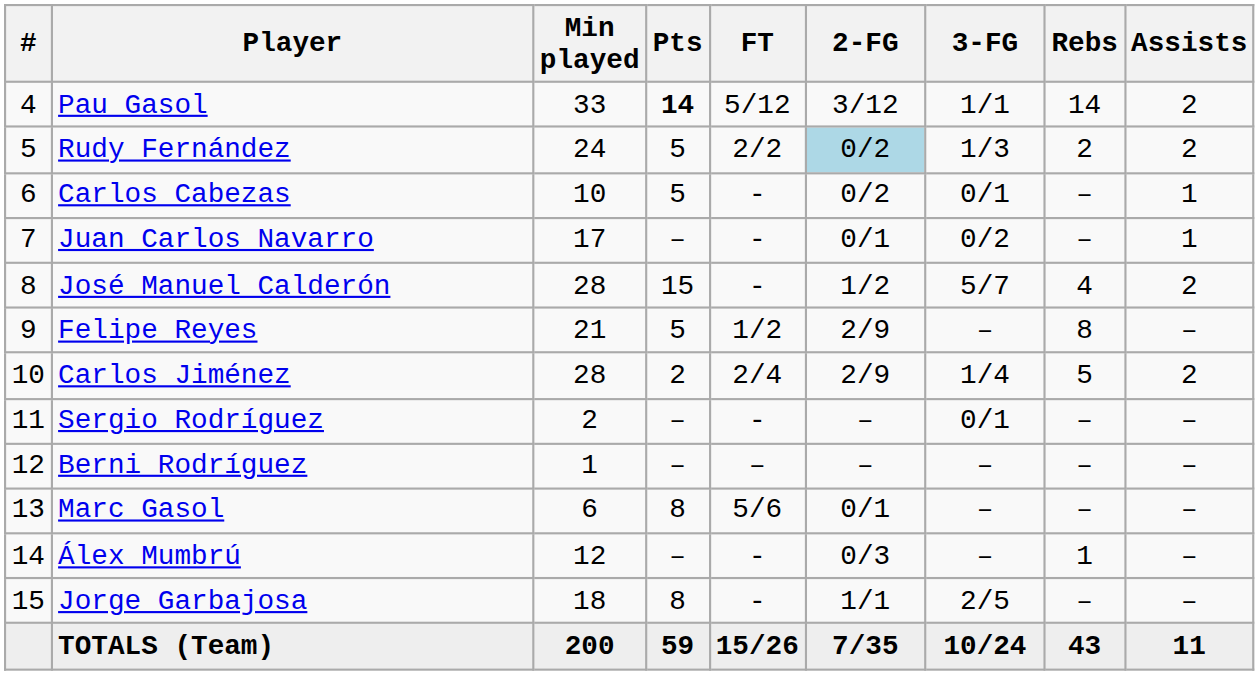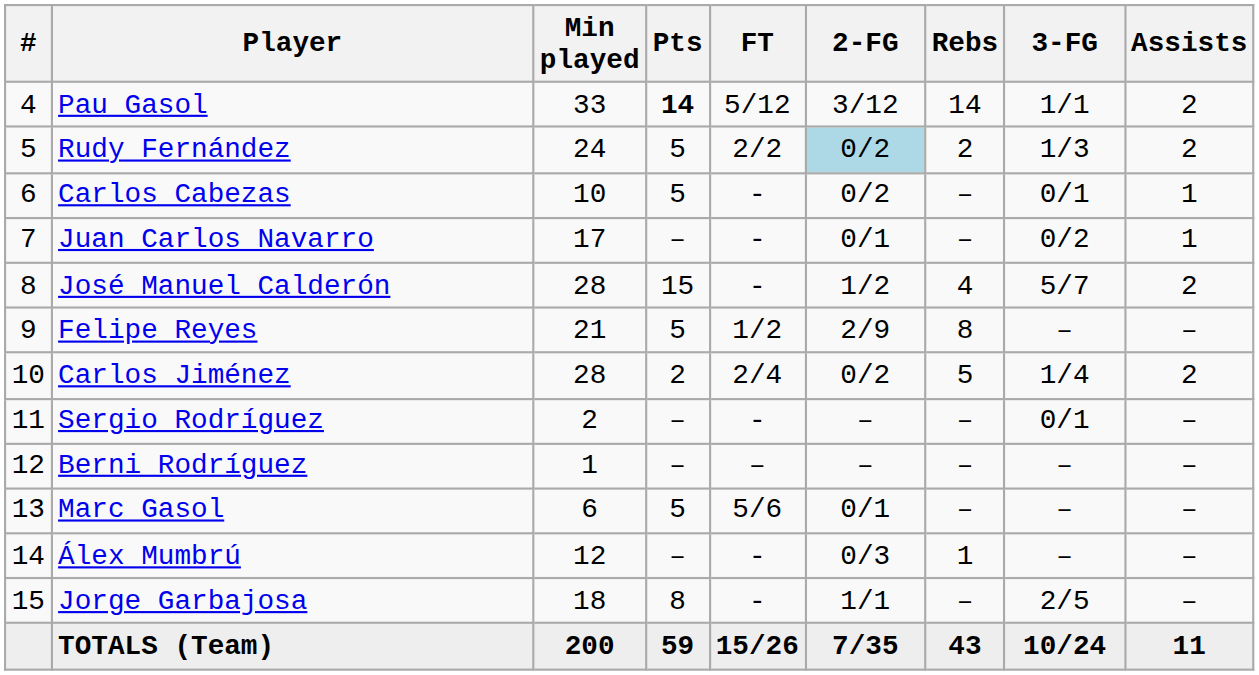columns swapped: (985, 44) <-> (1085, 44)
(865, 375) 2/9 -> (865, 375) 0/2
(678, 511) 8 -> (678, 511) 5
